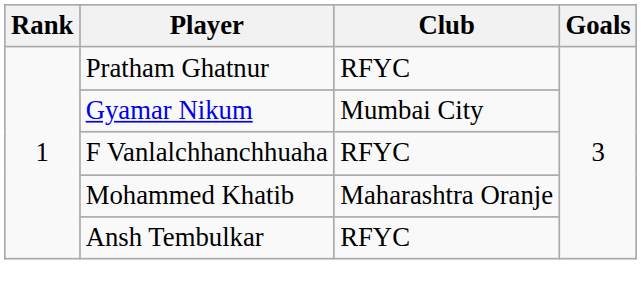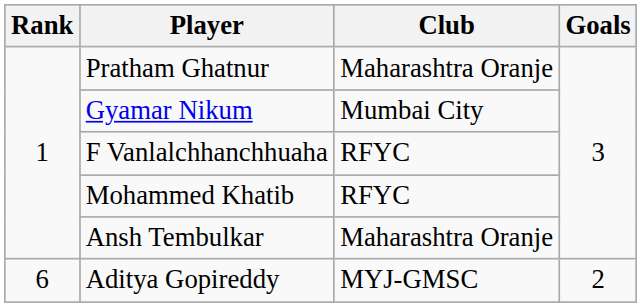(375, 68) RFYC -> (447, 68) Maharashtra Oranje
(447, 195) Maharashtra Oranje -> (375, 195) RFYC
(375, 237) RFYC -> (447, 237) Maharashtra Oranje
+ row: (183, 279)
